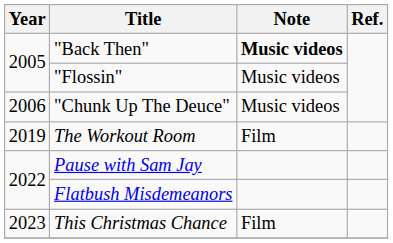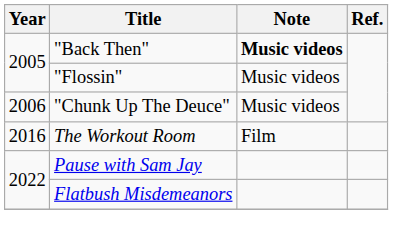(27, 135) 2019 -> (27, 135) 2016
- row: (140, 223)
